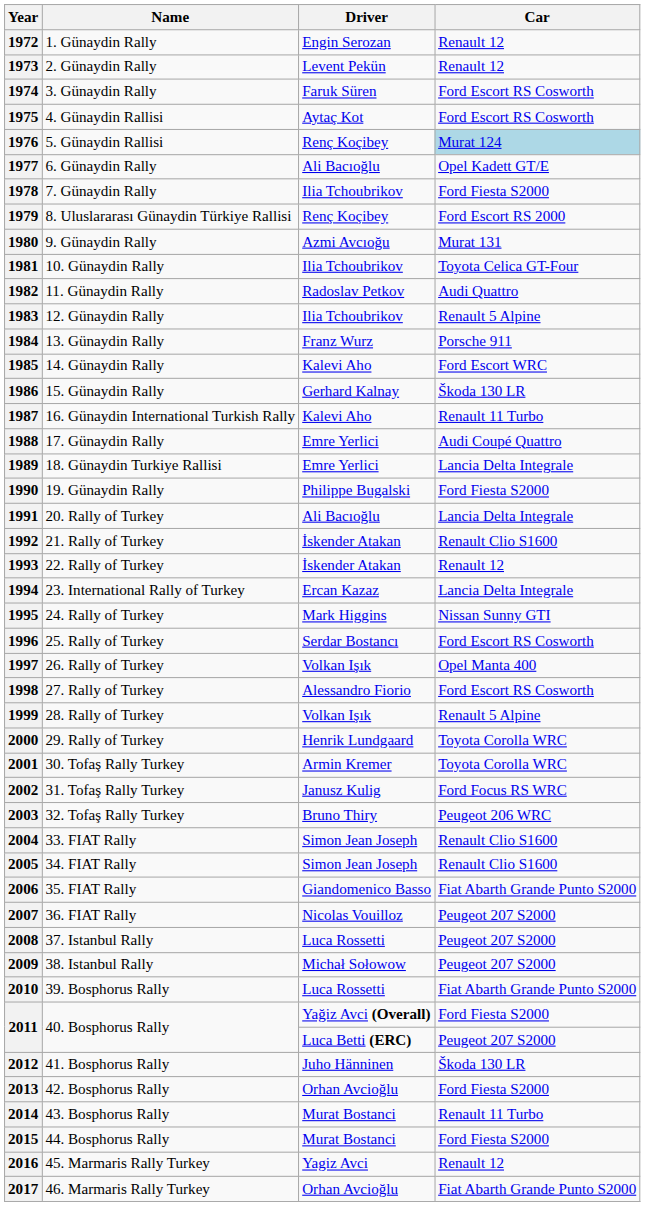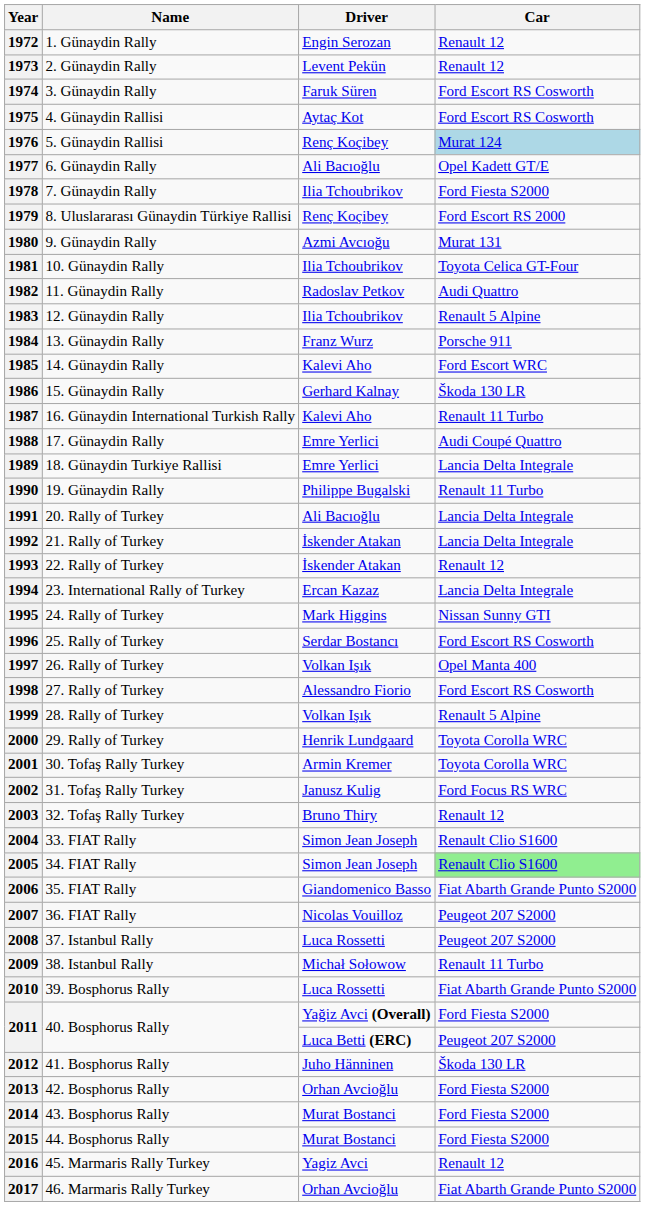(494, 491) Ford Fiesta S2000 -> (491, 491) Renault 11 Turbo
(498, 541) Renault Clio S1600 -> (506, 541) Lancia Delta Integrale
(495, 815) Peugeot 206 WRC -> (471, 815) Renault 12
(498, 865) no background -> (498, 865) lightgreen background
(497, 964) Peugeot 207 S2000 -> (491, 964) Renault 11 Turbo
(491, 1114) Renault 11 Turbo -> (494, 1114) Ford Fiesta S2000
